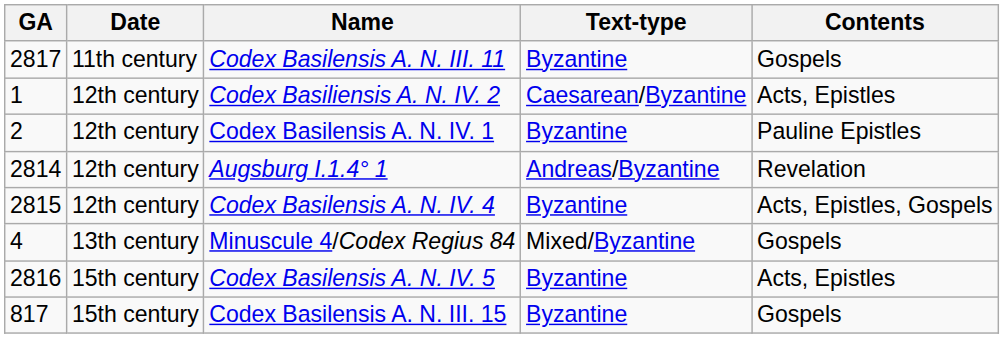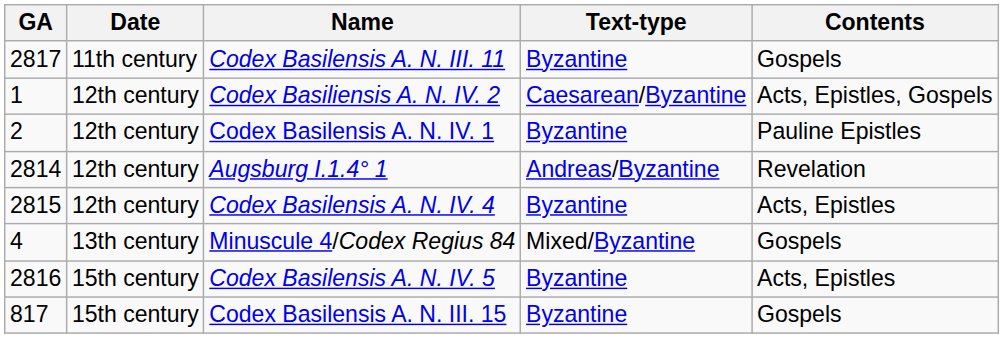(826, 95) Acts, Epistles -> (875, 95) Acts, Epistles, Gospels
(875, 205) Acts, Epistles, Gospels -> (826, 205) Acts, Epistles
